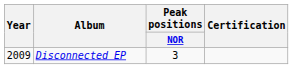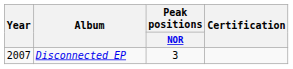(19, 56) 2009 -> (19, 56) 2007
